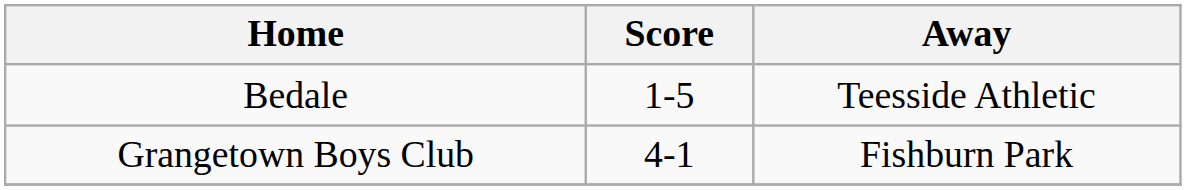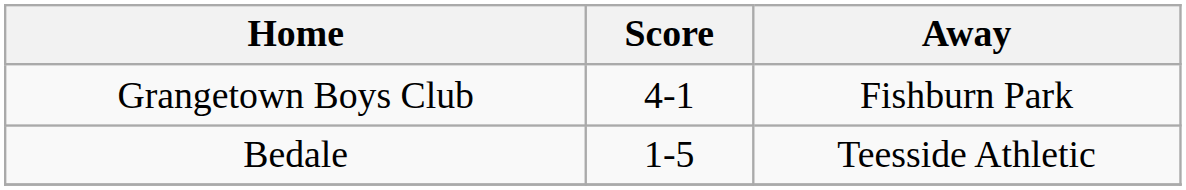rows swapped: (296, 94) <-> (296, 154)
